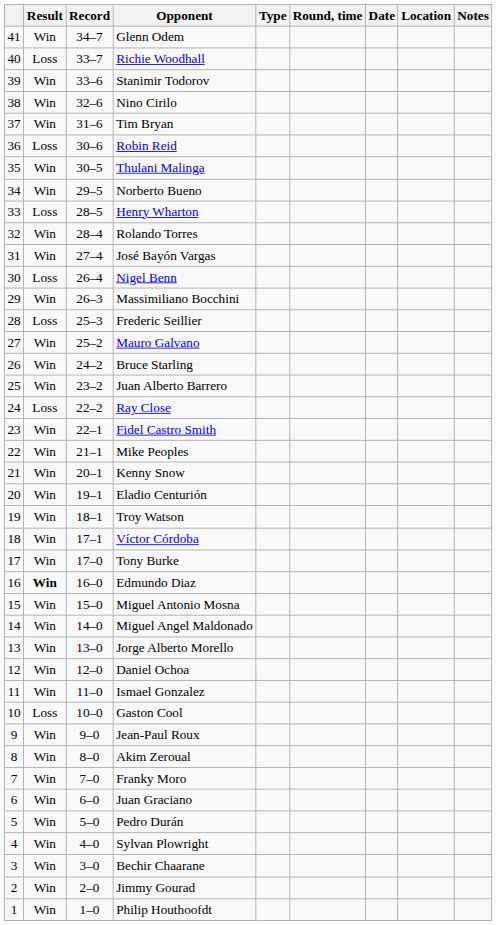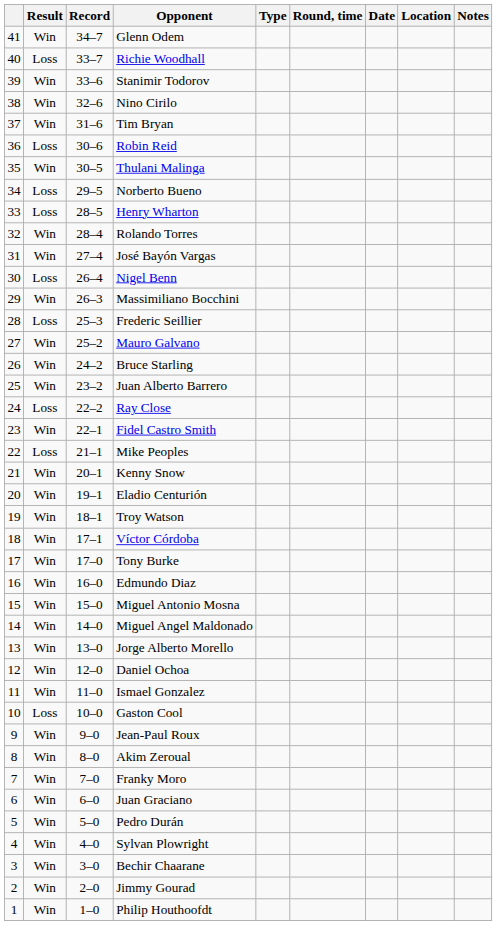(45, 190) Win -> (45, 190) Loss
(45, 451) Win -> (45, 451) Loss
(45, 582) bold -> (45, 582) normal
